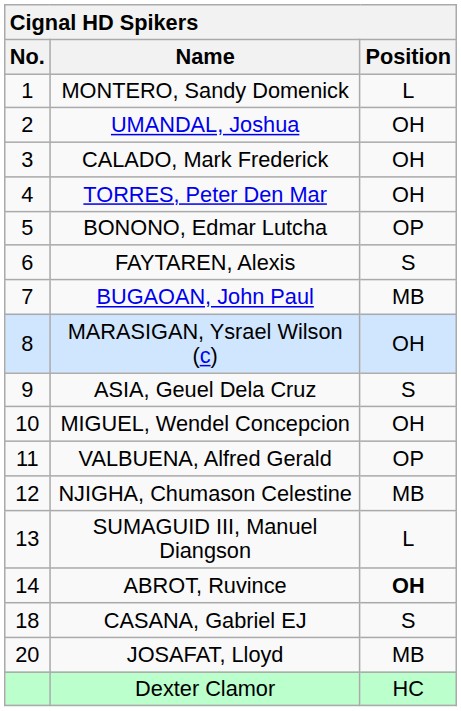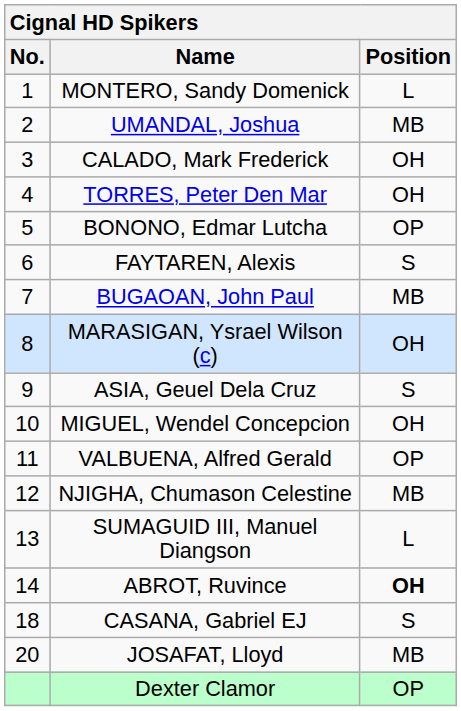(408, 125) OH -> (408, 125) MB
(408, 689) HC -> (408, 689) OP
